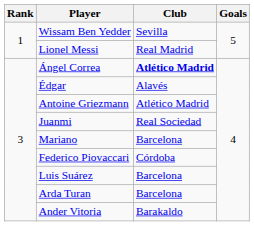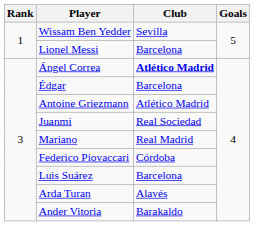(165, 49) Real Madrid -> (159, 49) Barcelona
(152, 85) Alavés -> (159, 85) Barcelona
(159, 139) Barcelona -> (165, 139) Real Madrid
(159, 193) Barcelona -> (152, 193) Alavés
